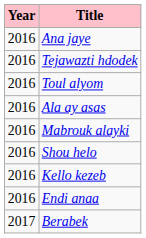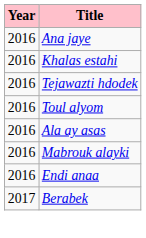+ row: (80, 61)
- row: (69, 153)
- row: (74, 175)
